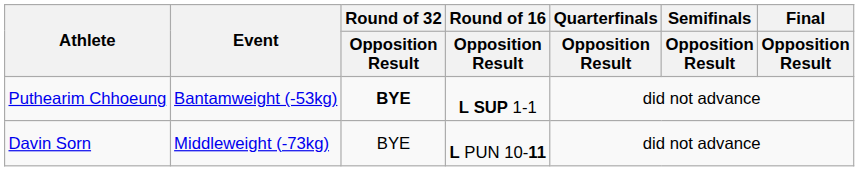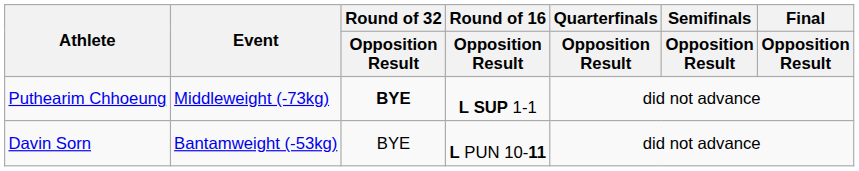(256, 99) Bantamweight (-53kg) -> (252, 99) Middleweight (-73kg)
(252, 144) Middleweight (-73kg) -> (256, 144) Bantamweight (-53kg)
